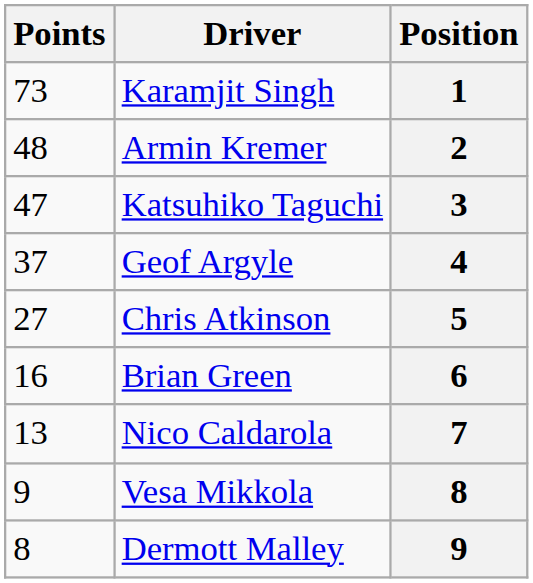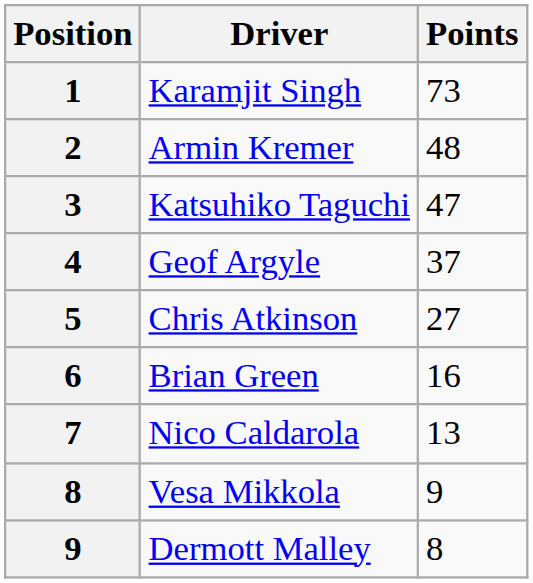columns swapped: (459, 33) <-> (59, 33)
